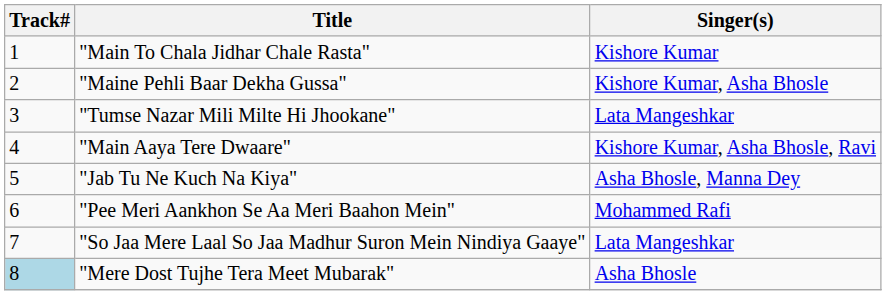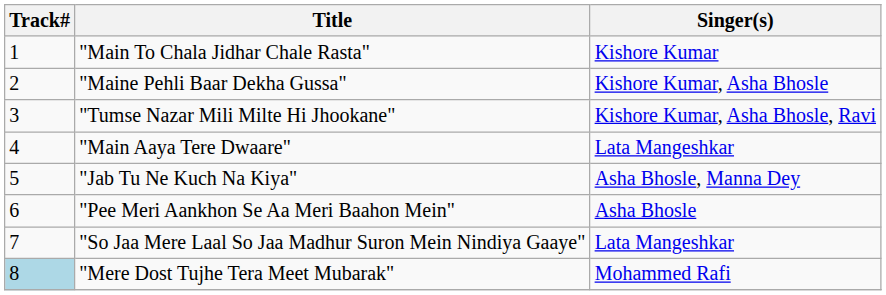(664, 115) Lata Mangeshkar -> (735, 115) Kishore Kumar, Asha Bhosle, Ravi
(735, 147) Kishore Kumar, Asha Bhosle, Ravi -> (664, 147) Lata Mangeshkar
(663, 210) Mohammed Rafi -> (645, 210) Asha Bhosle
(645, 274) Asha Bhosle -> (663, 274) Mohammed Rafi
